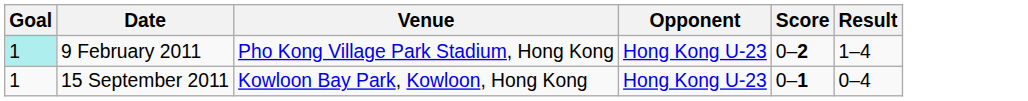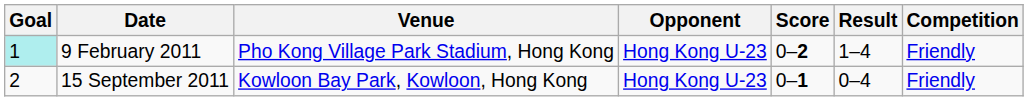+ column: (963, 20)
(15, 81) 1 -> (15, 81) 2
